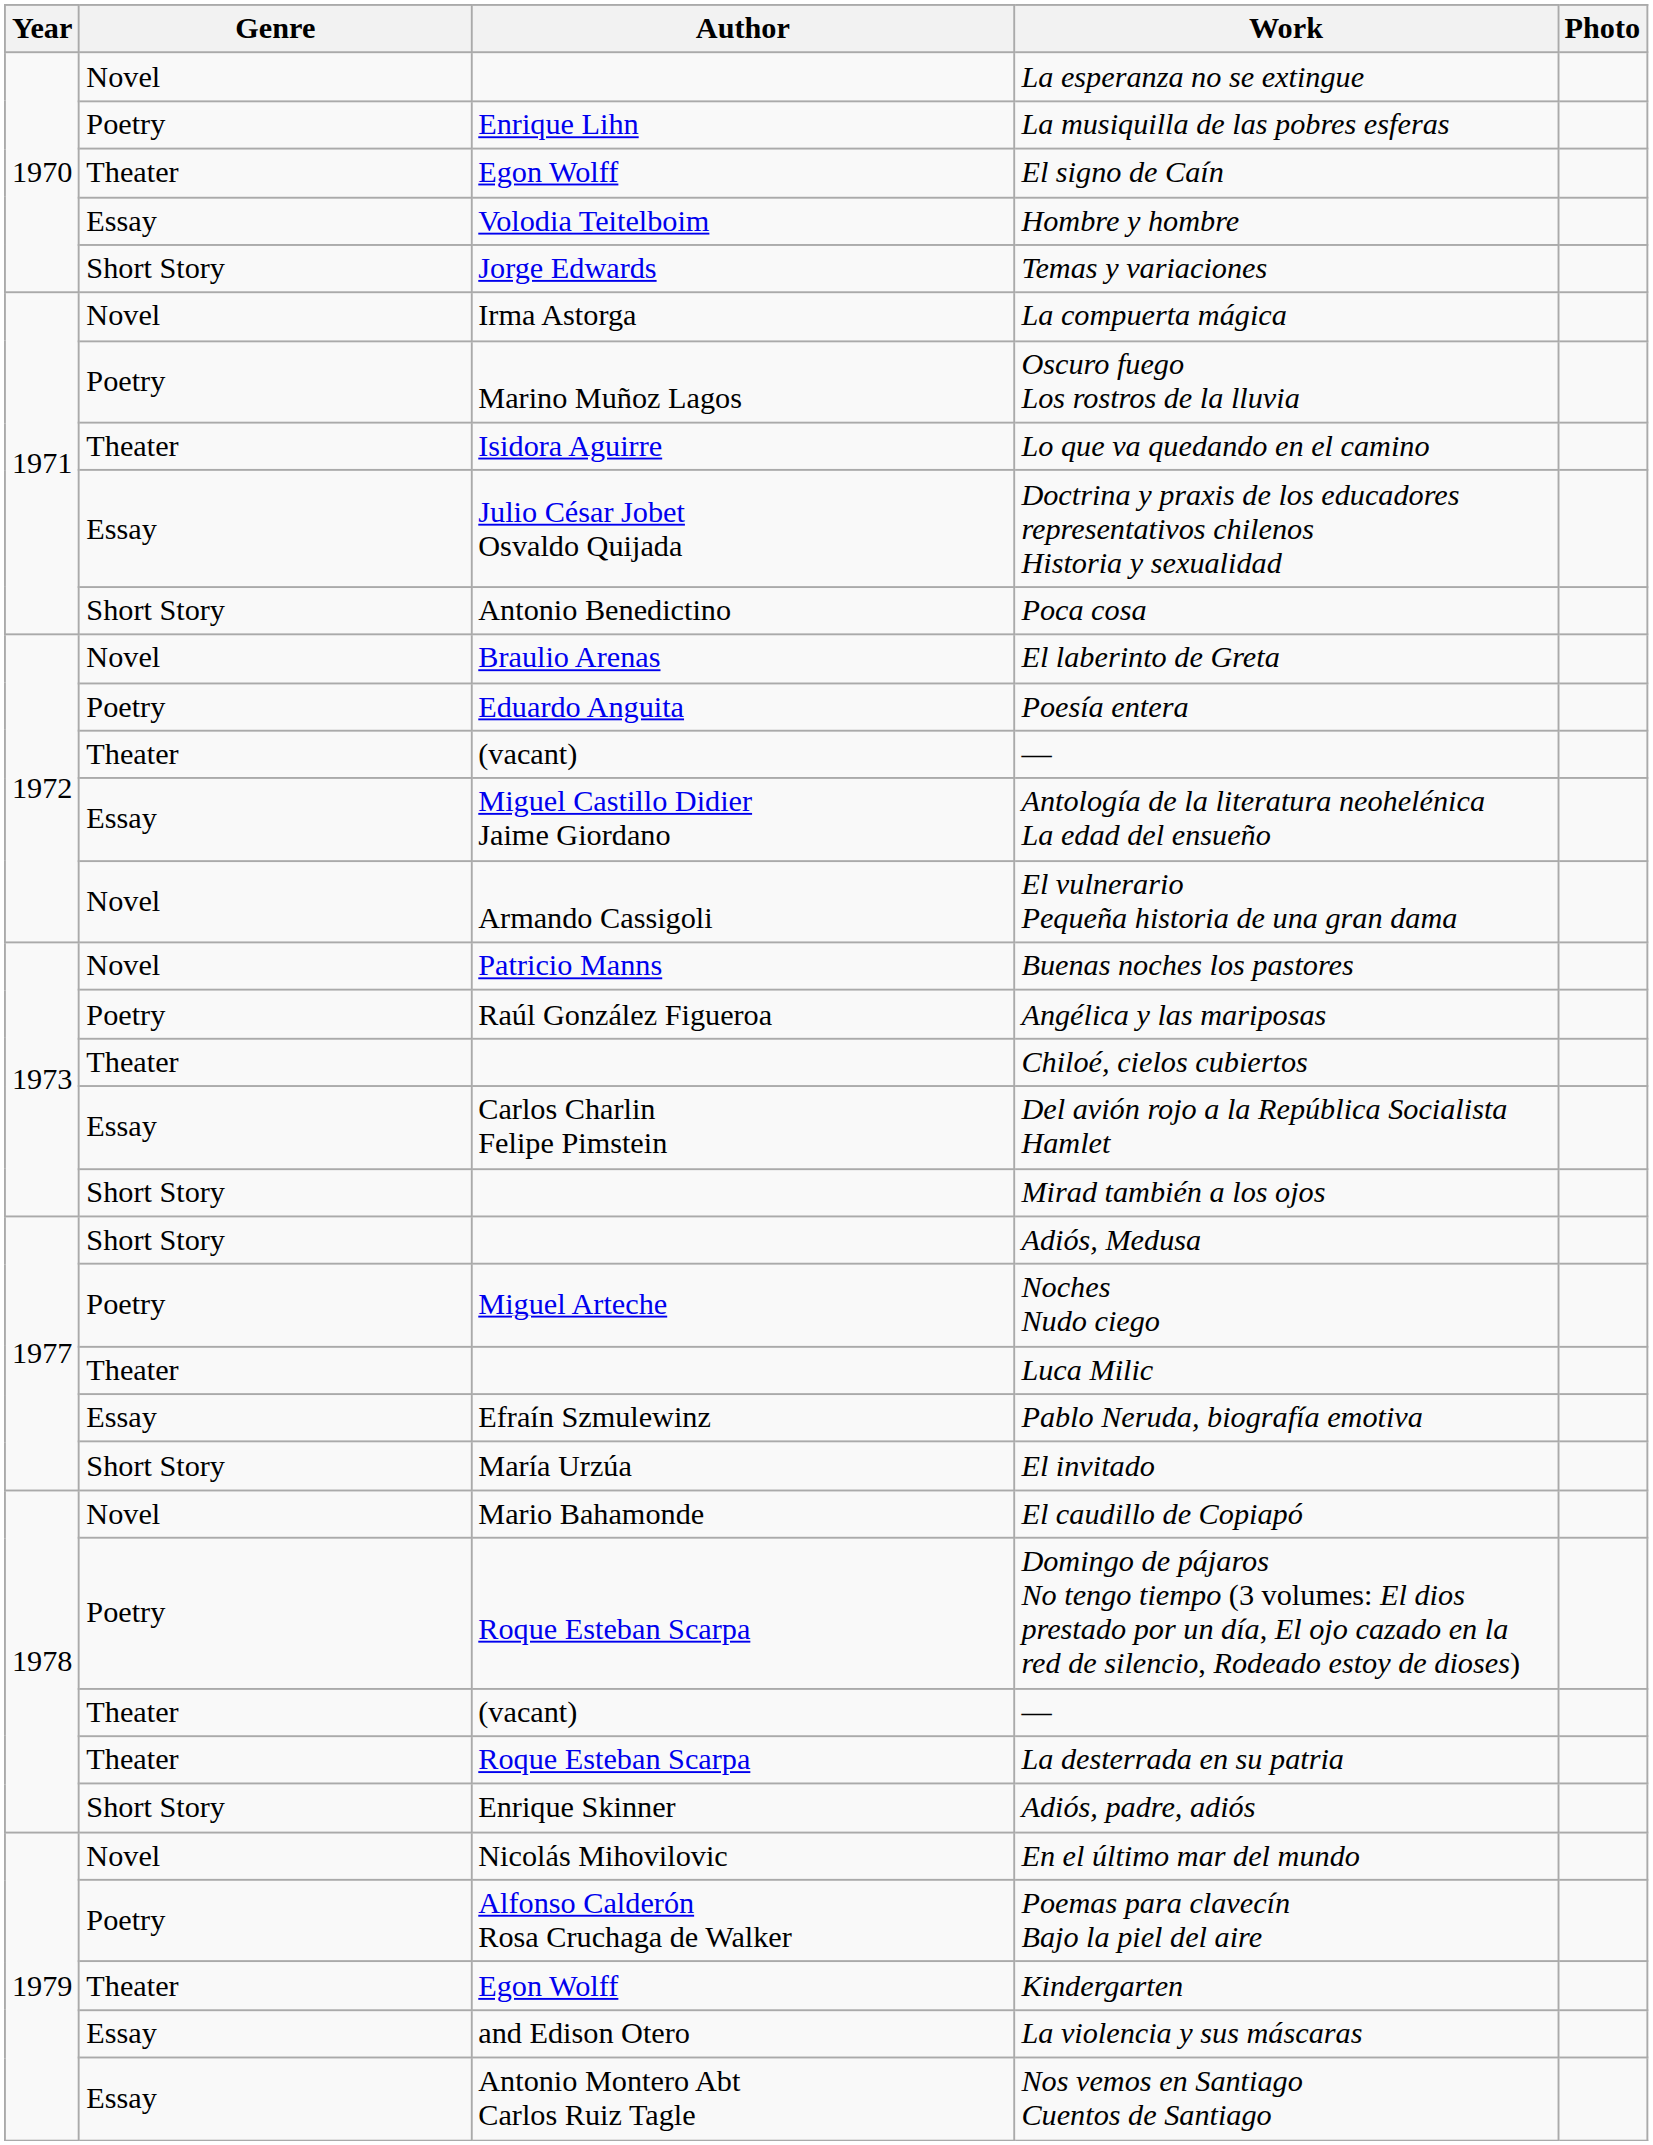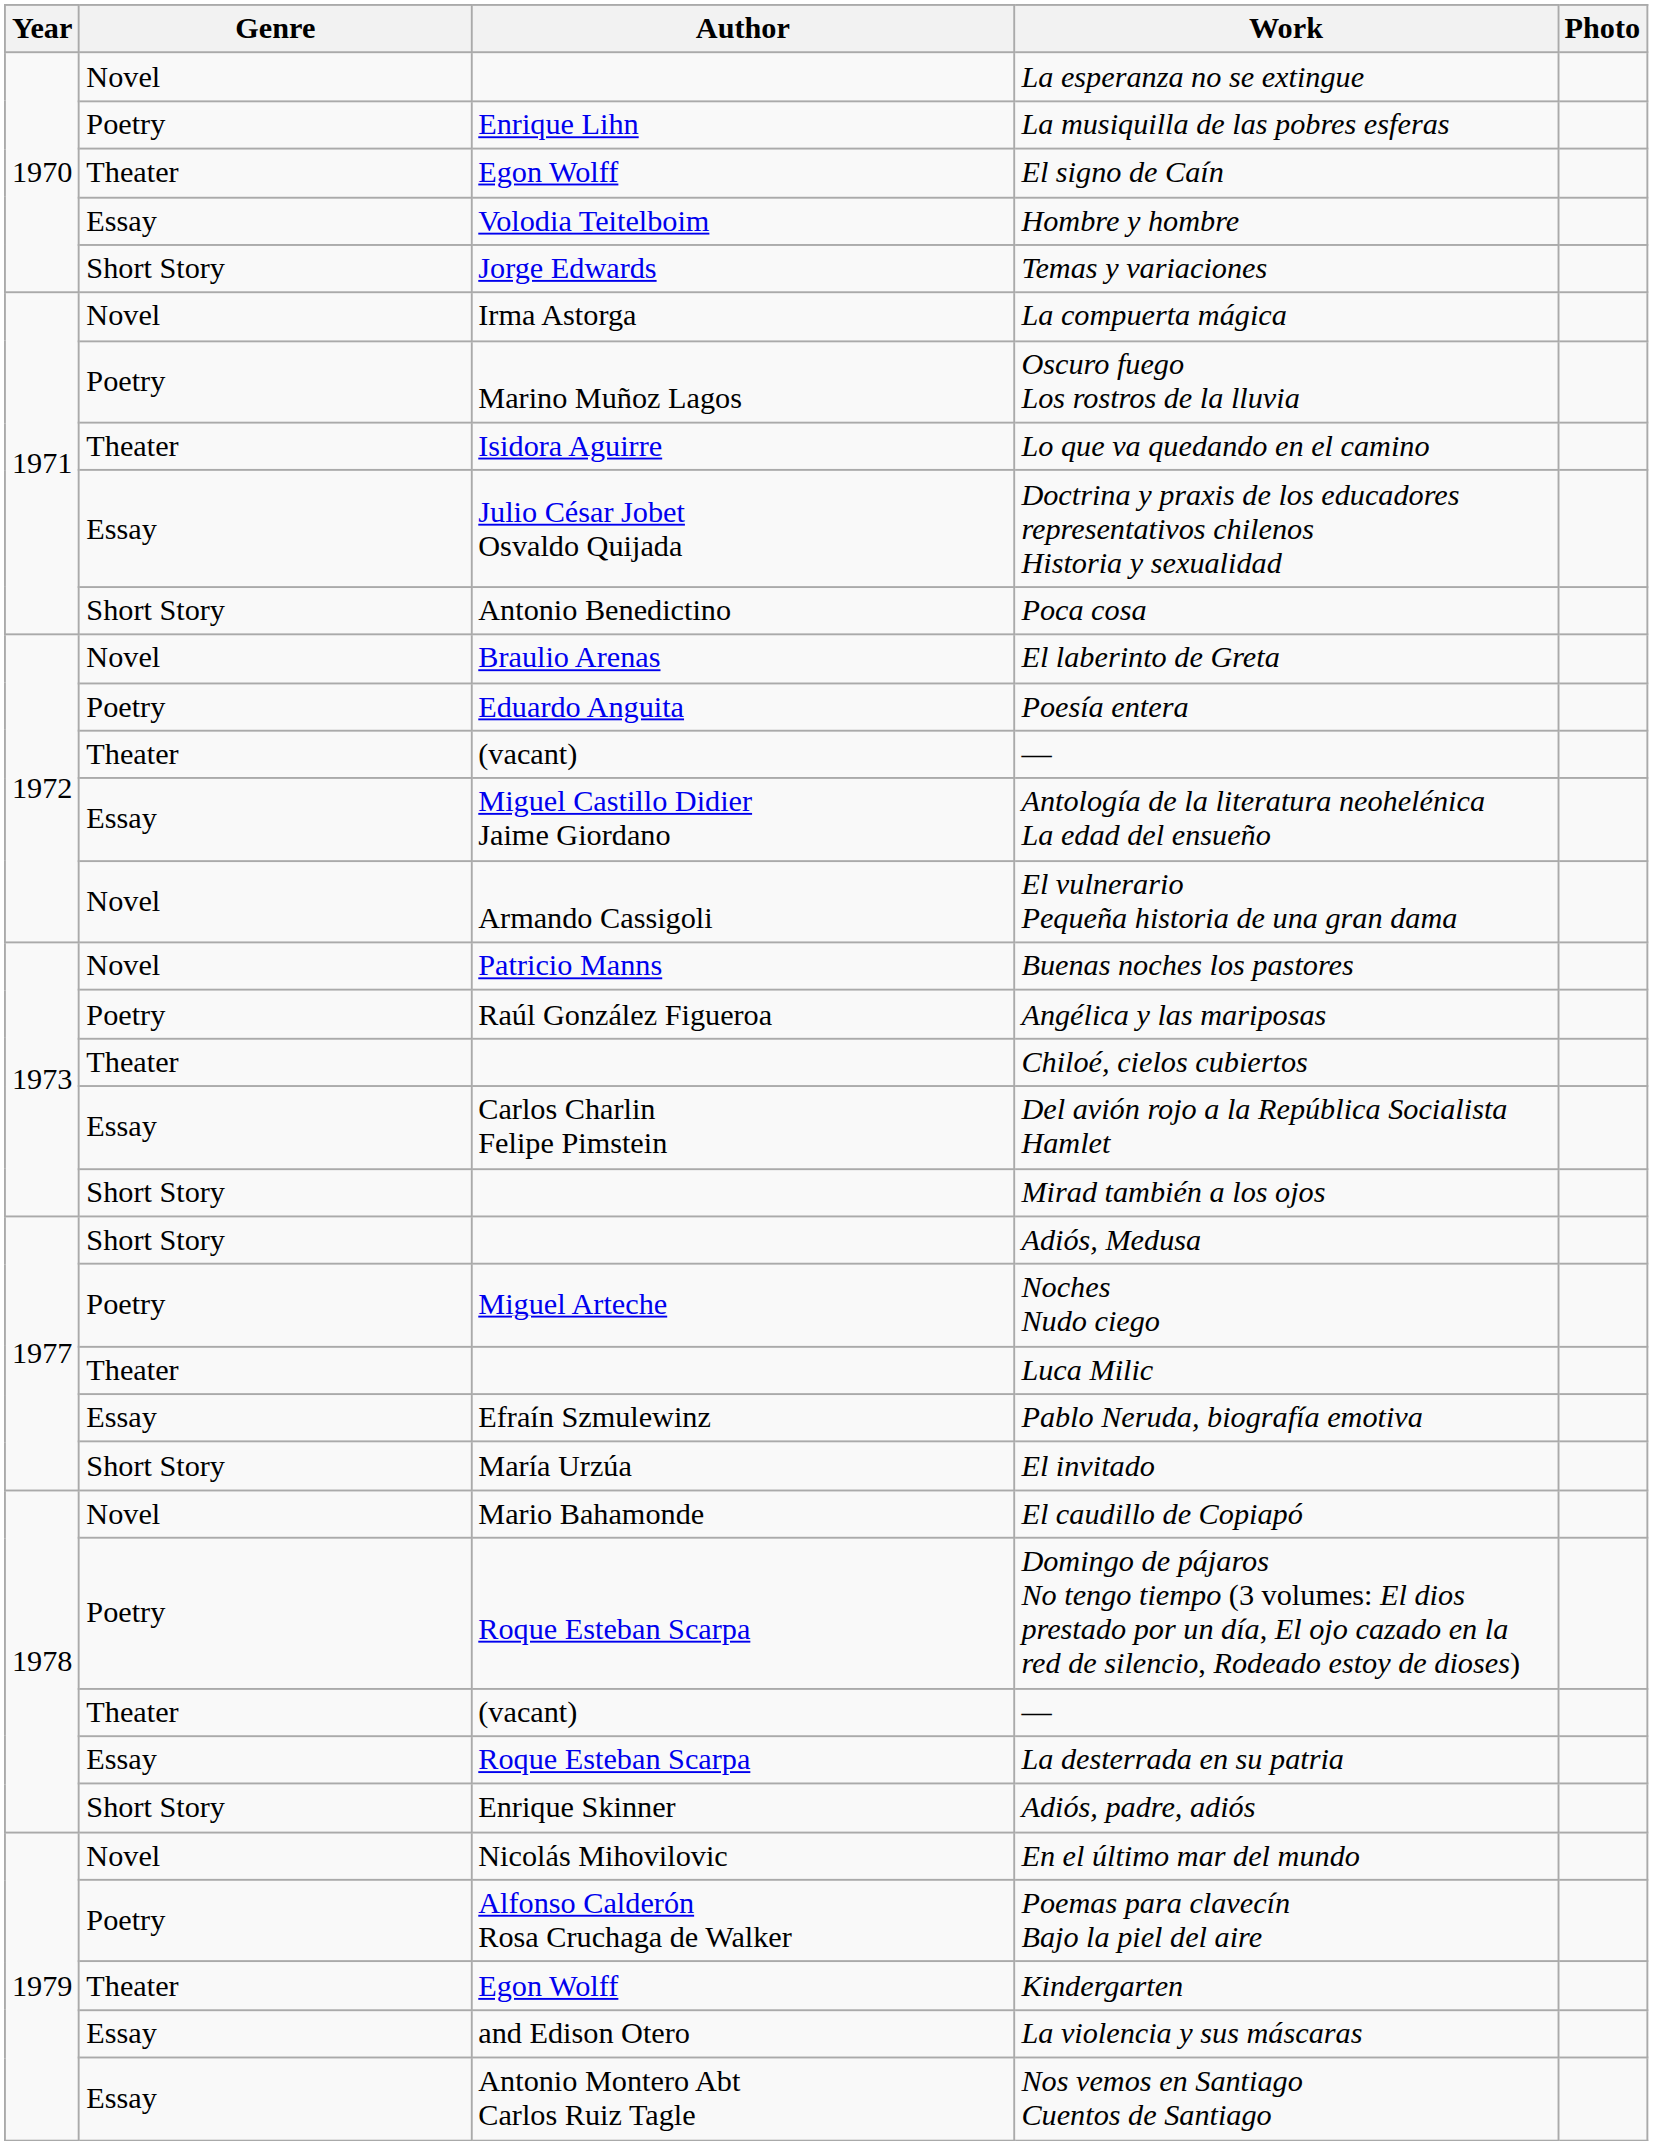(133, 1759) Theater -> (122, 1759) Essay
